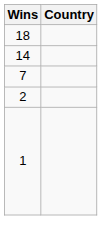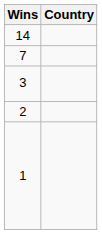- row: (23, 35)
+ row: (23, 83)
